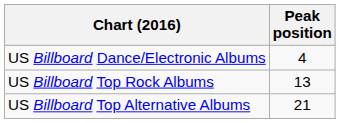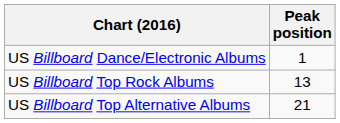(302, 57) 4 -> (302, 57) 1
